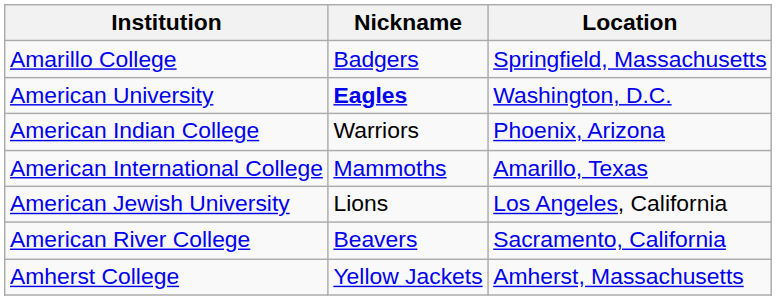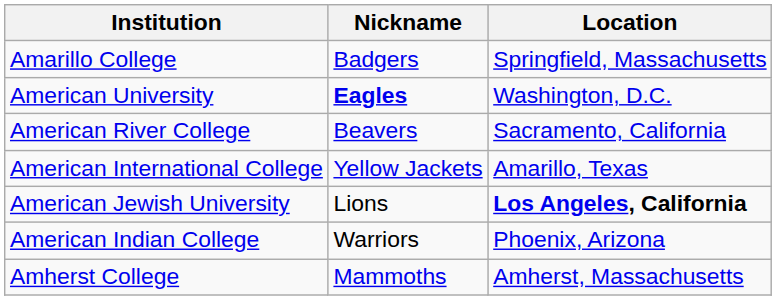rows swapped: (135, 131) <-> (130, 240)
(390, 167) Mammoths -> (408, 167) Yellow Jackets
(610, 204) normal -> (620, 204) bold
(408, 276) Yellow Jackets -> (390, 276) Mammoths
